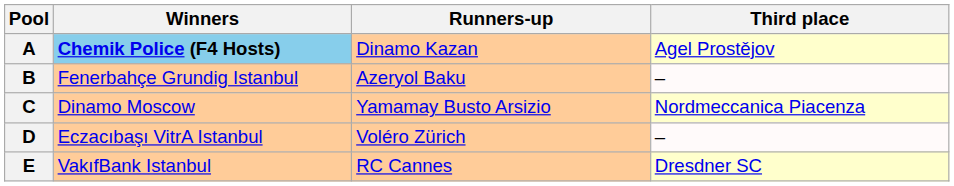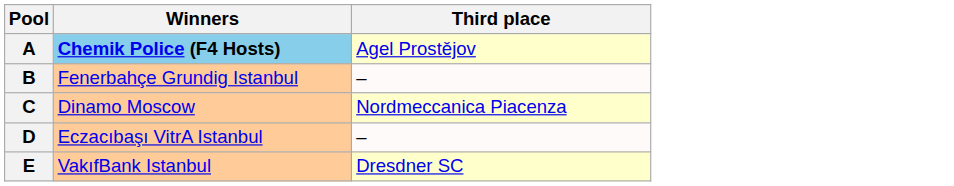- column: (501, 19)
